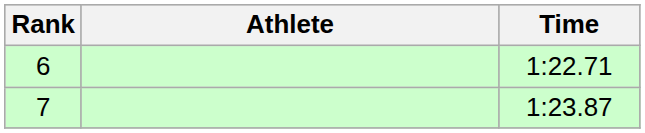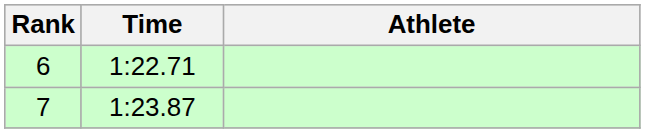columns swapped: (290, 25) <-> (569, 25)
